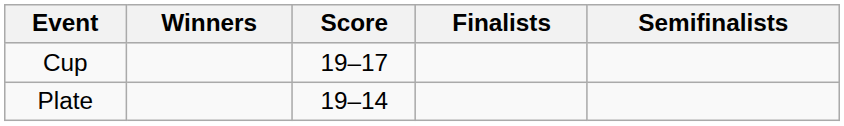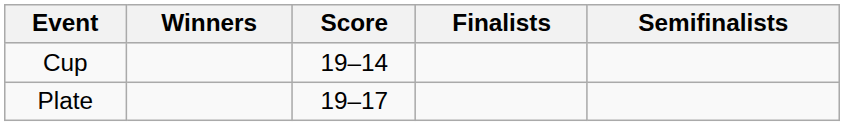(354, 62) 19–17 -> (354, 62) 19–14
(354, 100) 19–14 -> (354, 100) 19–17
